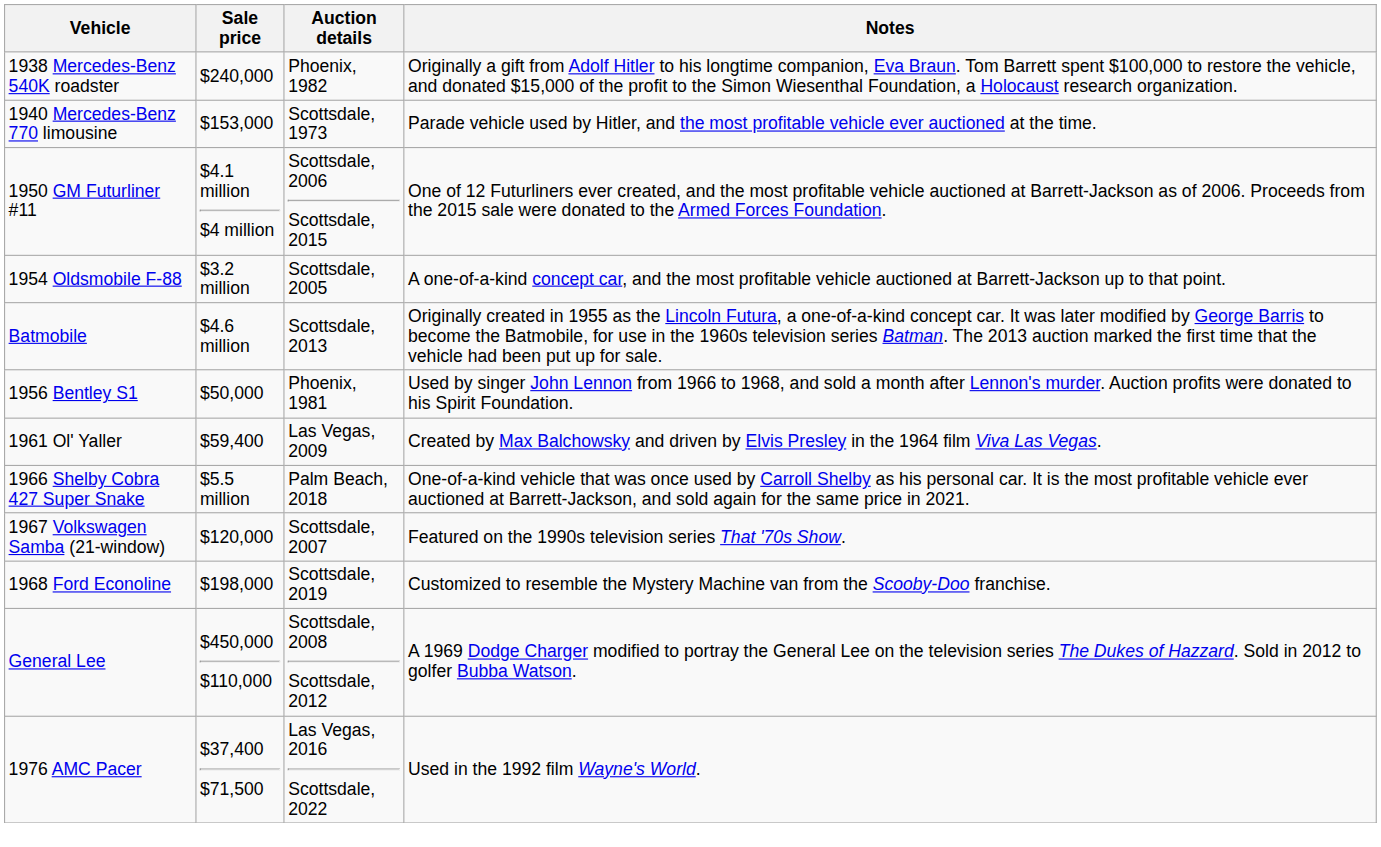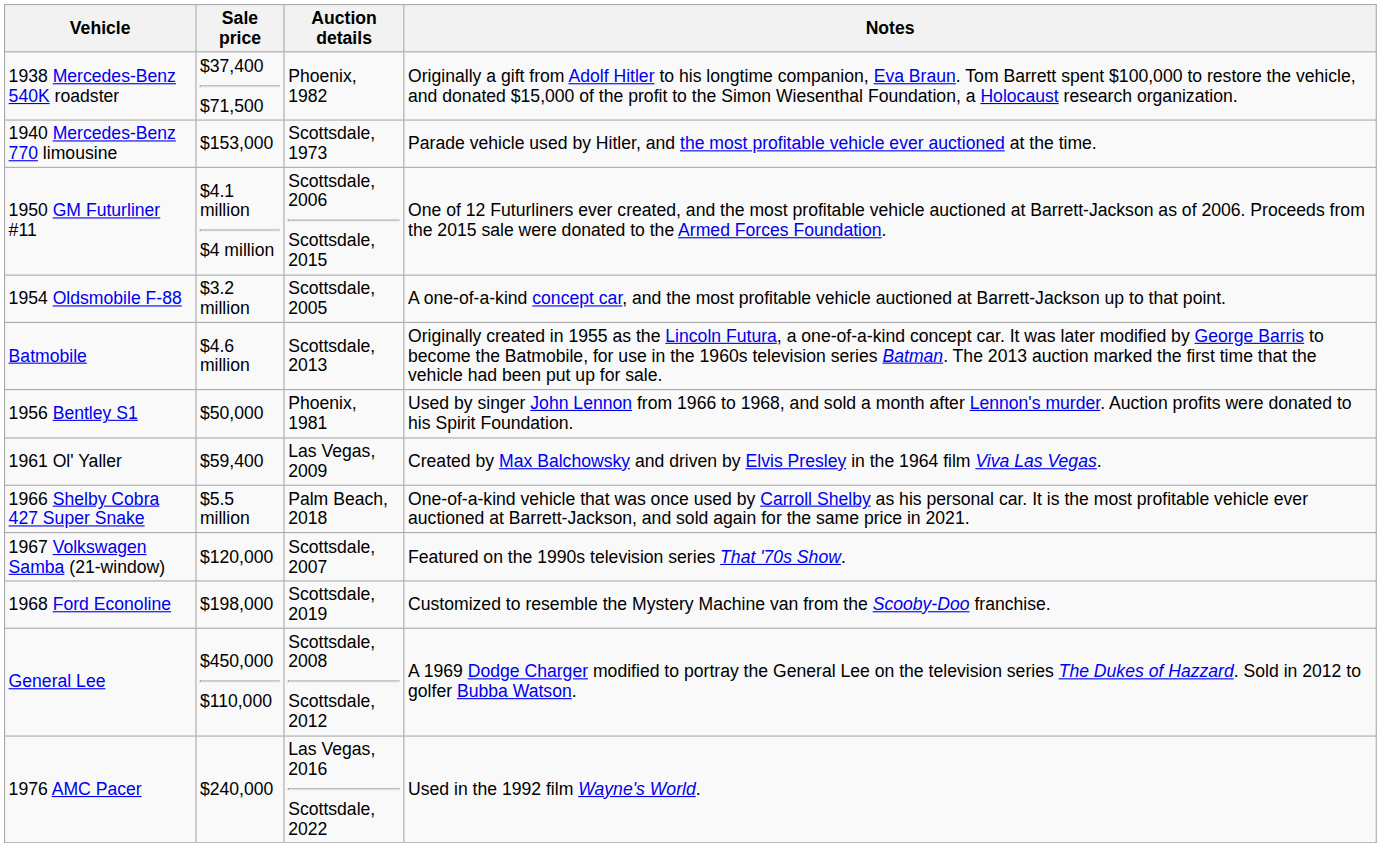(237, 76) $240,000 -> (240, 85) $37,400 $71,500
(240, 769) $37,400 $71,500 -> (237, 789) $240,000
